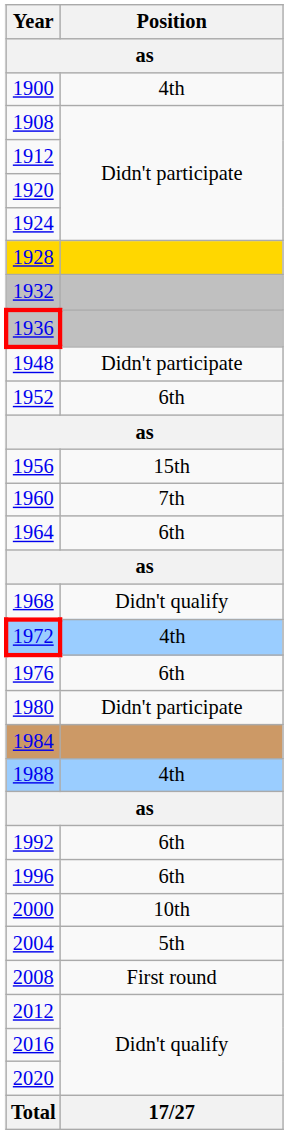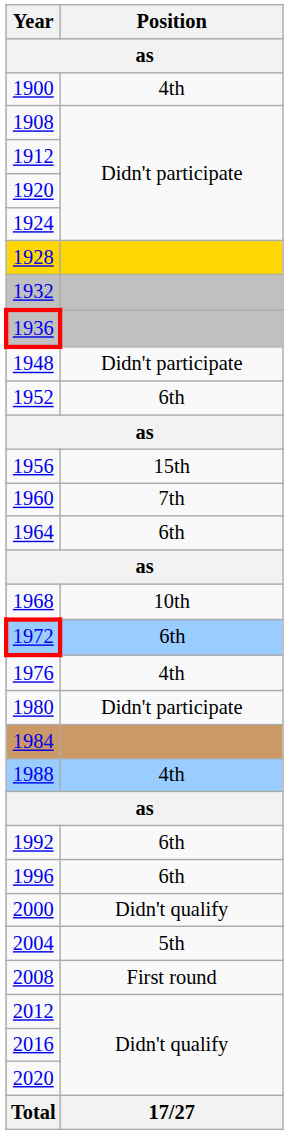(172, 601) Didn't qualify -> (172, 601) 10th
(172, 637) 4th -> (172, 637) 6th
(172, 673) 6th -> (172, 673) 4th
(172, 909) 10th -> (172, 909) Didn't qualify
